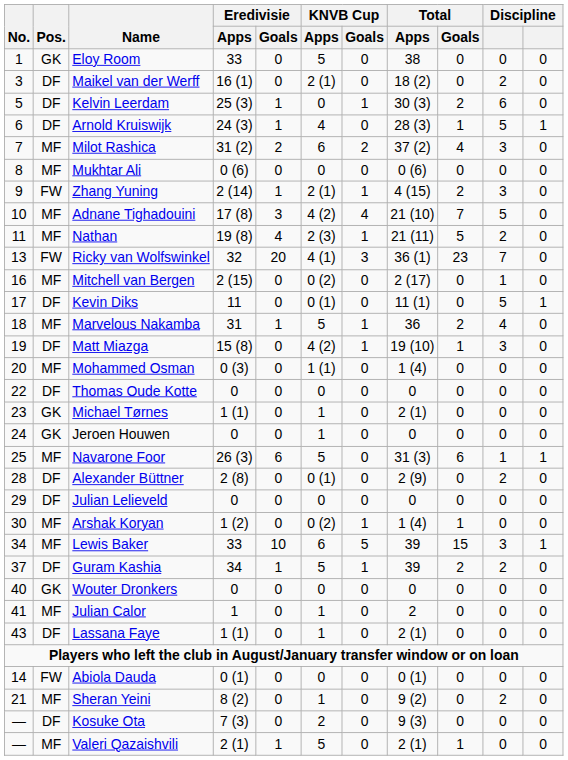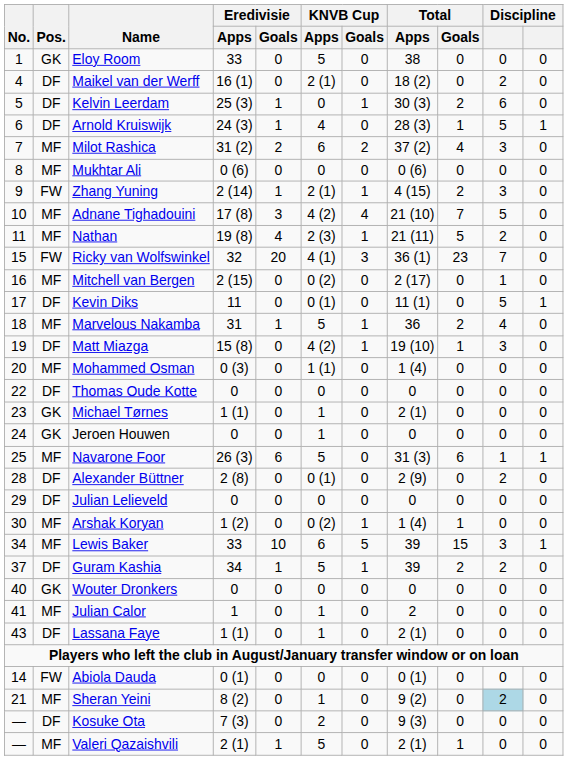(19, 81) 3 -> (19, 81) 4
(19, 258) 13 -> (19, 258) 15
(503, 699) no background -> (503, 699) lightblue background
